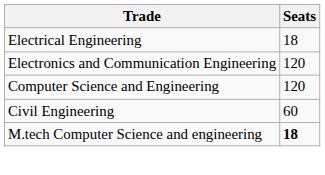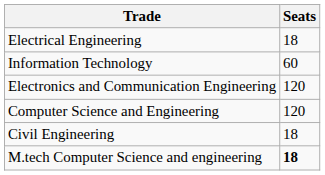+ row: (80, 63)
(290, 110) 60 -> (290, 134) 18
